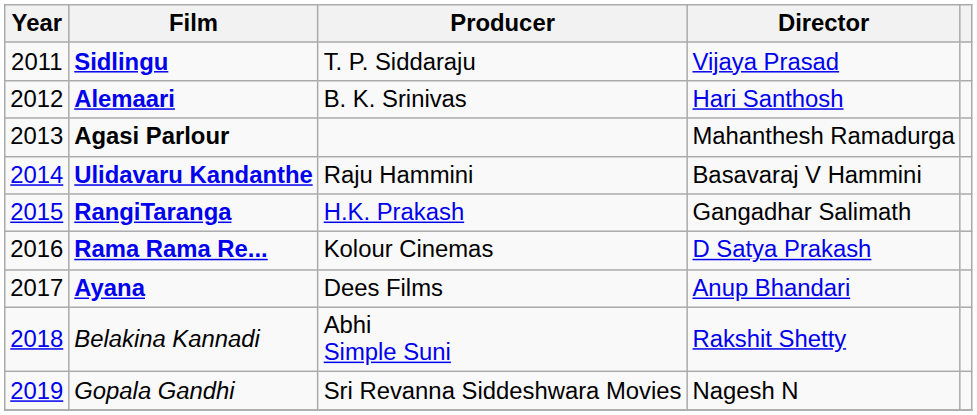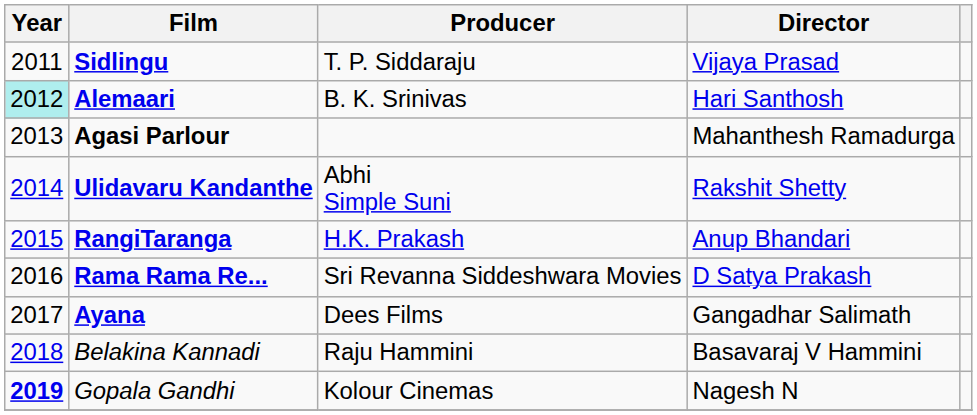(37, 99) no background -> (37, 99) paleturquoise background
(399, 174) Raju Hammini -> (387, 188) Abhi Simple Suni
(807, 174) Basavaraj V Hammini -> (769, 188) Rakshit Shetty
(802, 212) Gangadhar Salimath -> (771, 239) Anup Bhandari
(409, 250) Kolour Cinemas -> (503, 277) Sri Revanna Siddeshwara Movies
(771, 288) Anup Bhandari -> (802, 314) Gangadhar Salimath
(387, 339) Abhi Simple Suni -> (399, 352) Raju Hammini
(769, 339) Rakshit Shetty -> (807, 352) Basavaraj V Hammini
(37, 390) normal -> (37, 390) bold
(503, 390) Sri Revanna Siddeshwara Movies -> (409, 390) Kolour Cinemas
